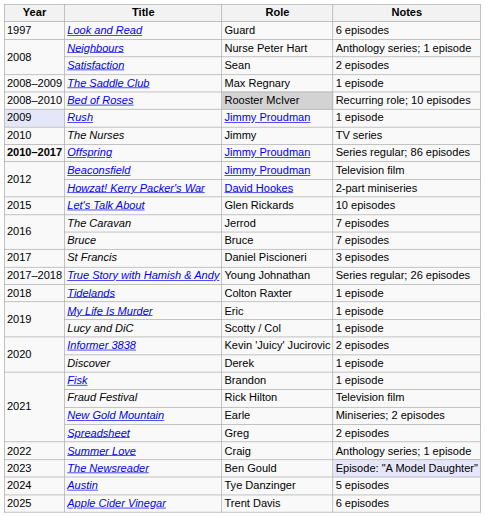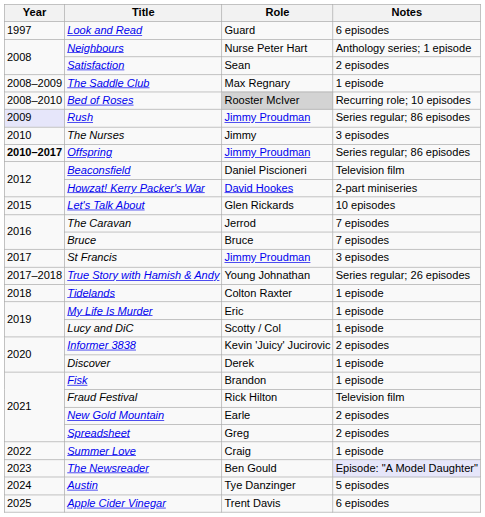(360, 118) 1 episode -> (403, 118) Series regular; 86 episodes
(359, 135) TV series -> (362, 135) 3 episodes
(267, 170) Jimmy Proudman -> (266, 170) Daniel Piscioneri
(266, 258) Daniel Piscioneri -> (267, 258) Jimmy Proudman
(390, 415) Miniseries; 2 episodes -> (362, 415) 2 episodes
(403, 450) Anthology series; 1 episode -> (360, 450) 1 episode
